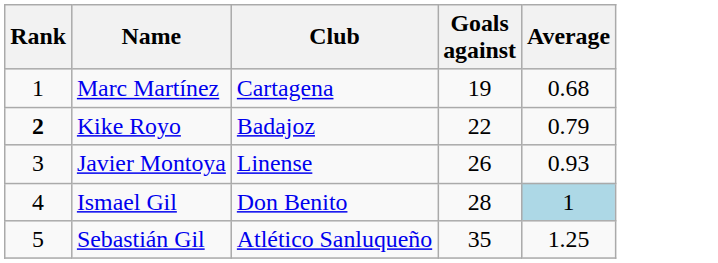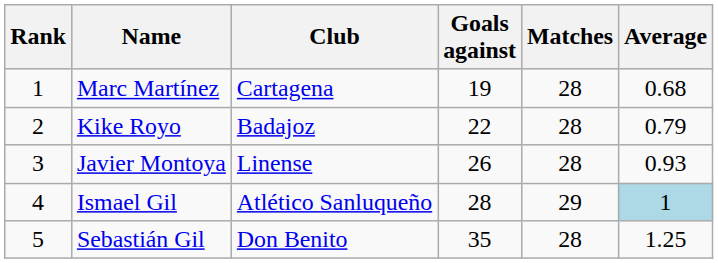+ column: (570, 36)
(38, 125) bold -> (38, 125) normal
(292, 201) Don Benito -> (335, 201) Atlético Sanluqueño
(335, 239) Atlético Sanluqueño -> (292, 239) Don Benito
